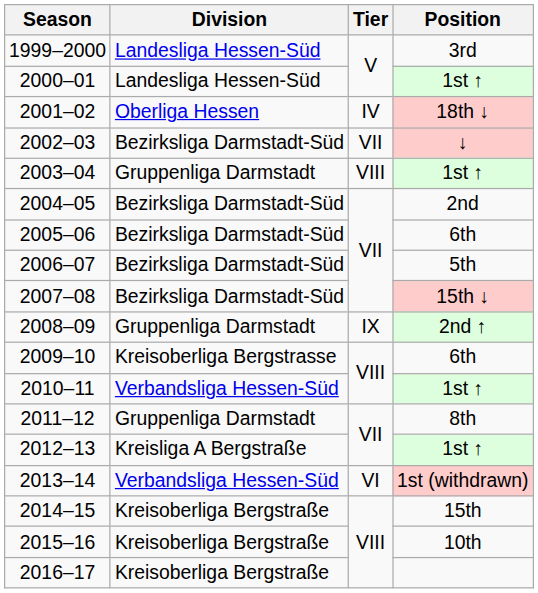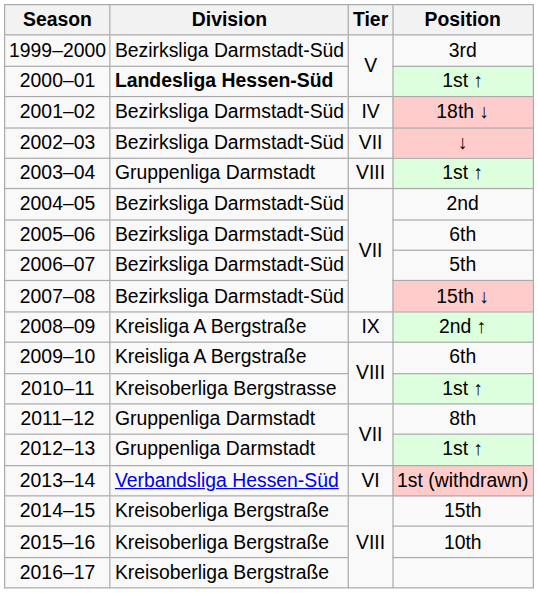(218, 50) Landesliga Hessen-Süd -> (229, 50) Bezirksliga Darmstadt-Süd
(218, 81) normal -> (224, 81) bold
(187, 111) Oberliga Hessen -> (229, 111) Bezirksliga Darmstadt-Süd
(215, 326) Gruppenliga Darmstadt -> (211, 326) Kreisliga A Bergstraße
(226, 357) Kreisoberliga Bergstrasse -> (211, 357) Kreisliga A Bergstraße
(227, 388) Verbandsliga Hessen-Süd -> (226, 388) Kreisoberliga Bergstrasse
(211, 449) Kreisliga A Bergstraße -> (215, 449) Gruppenliga Darmstadt
